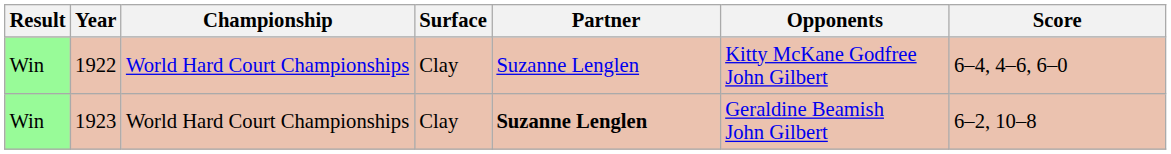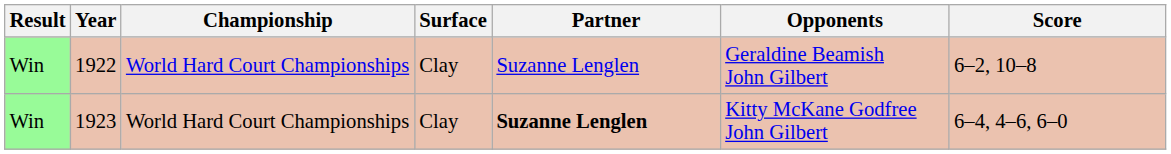(821, 65) Kitty McKane Godfree John Gilbert -> (805, 65) Geraldine Beamish John Gilbert
(1011, 65) 6–4, 4–6, 6–0 -> (995, 65) 6–2, 10–8
(805, 121) Geraldine Beamish John Gilbert -> (821, 121) Kitty McKane Godfree John Gilbert
(995, 121) 6–2, 10–8 -> (1011, 121) 6–4, 4–6, 6–0
